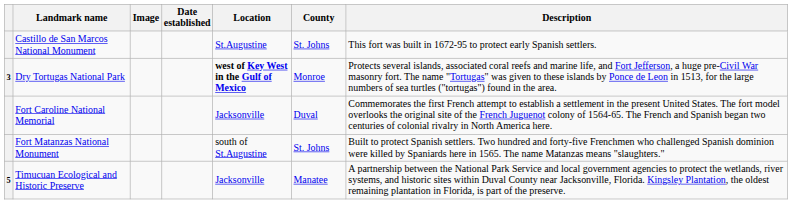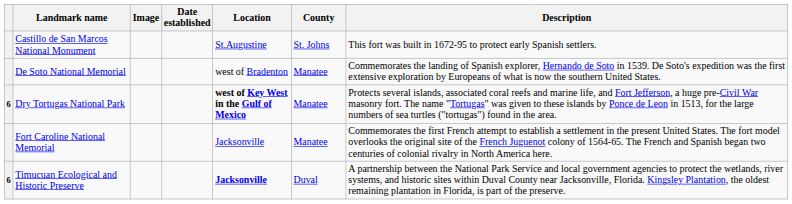+ row: (71, 71)
(9, 77) 3 -> (9, 104) 6
(309, 77) Monroe -> (311, 104) Manatee
(306, 115) Duval -> (311, 142) Manatee
- row: (62, 147)
(9, 180) 5 -> (9, 180) 6
(240, 180) normal -> (241, 180) bold
(311, 180) Manatee -> (306, 180) Duval
